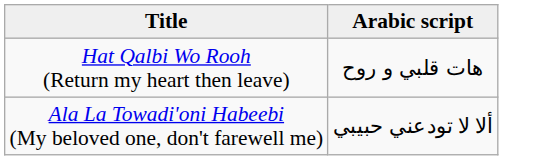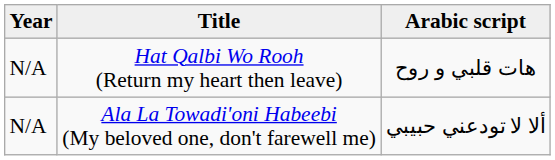+ column: (31, 21)
